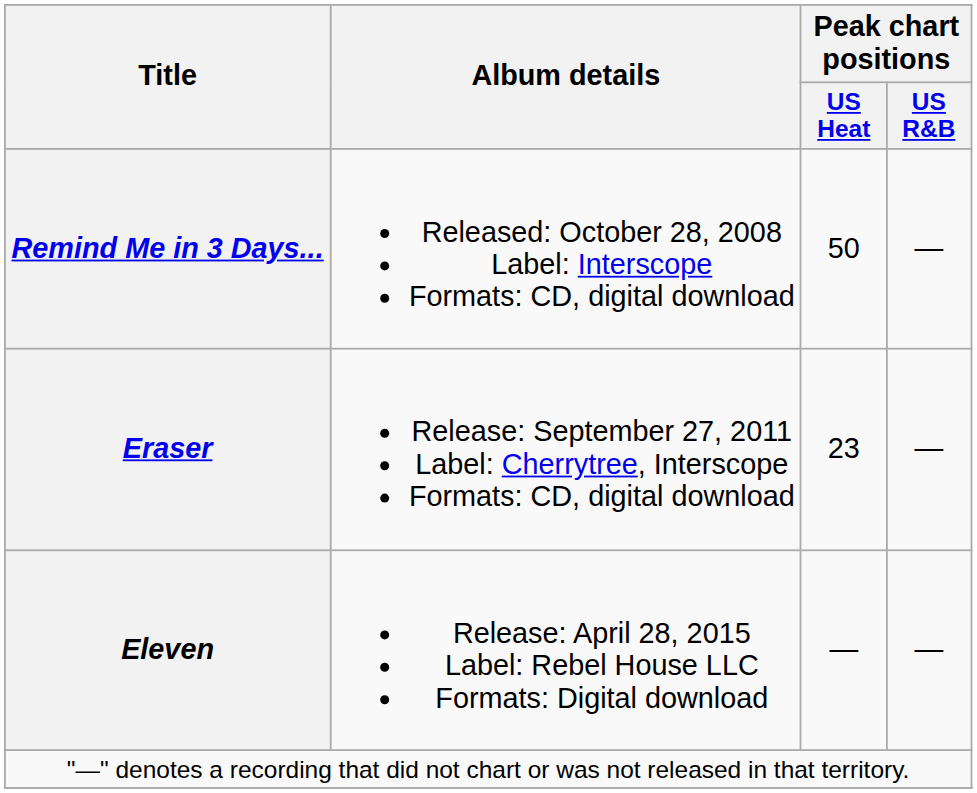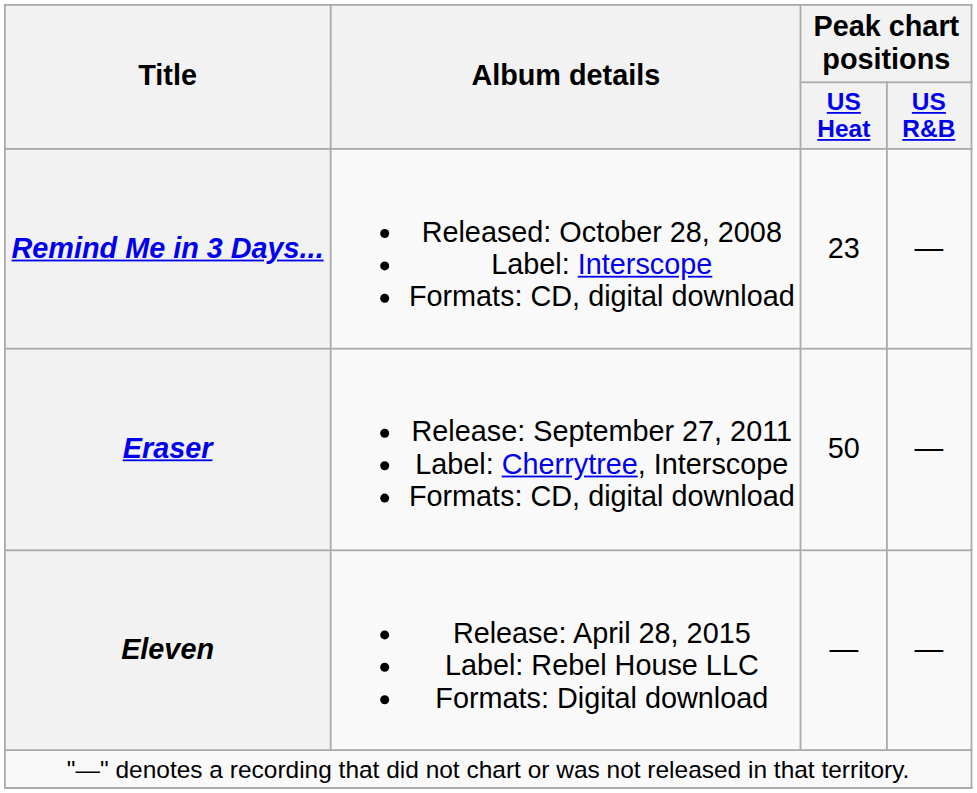(844, 248) 50 -> (844, 248) 23
(844, 448) 23 -> (844, 448) 50
